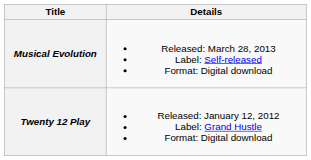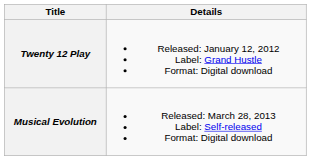rows swapped: (55, 121) <-> (55, 53)
